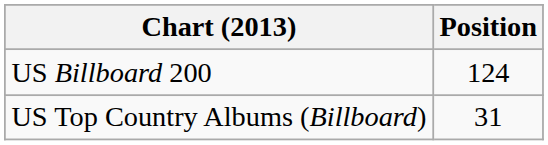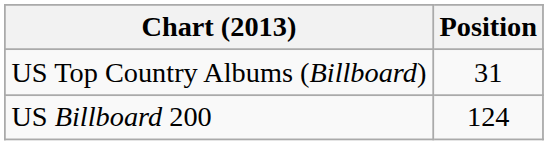rows swapped: (112, 71) <-> (219, 116)
